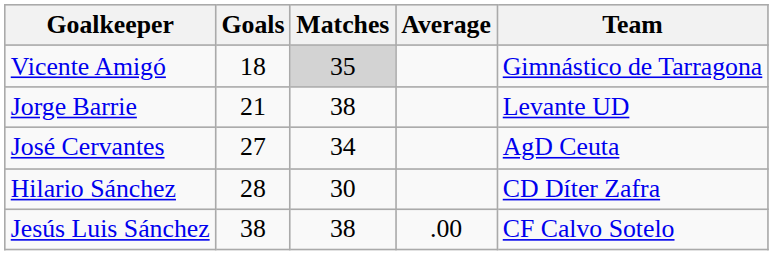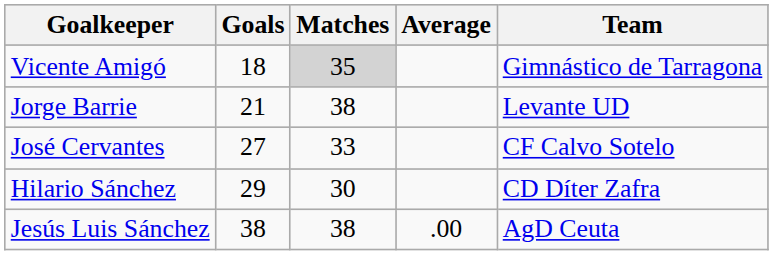(343, 147) 34 -> (343, 147) 33
(561, 147) AgD Ceuta -> (589, 147) CF Calvo Sotelo
(253, 188) 28 -> (253, 188) 29
(589, 229) CF Calvo Sotelo -> (561, 229) AgD Ceuta
